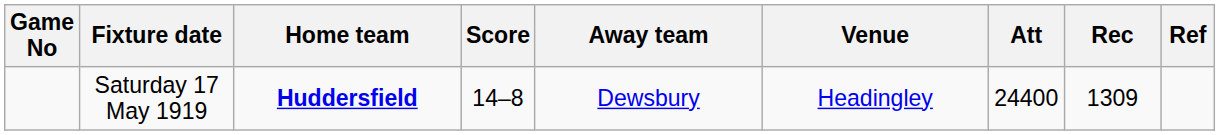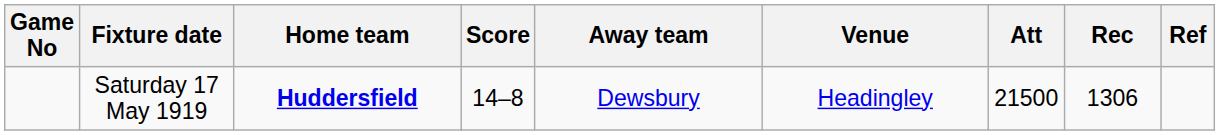(1026, 98) 24400 -> (1026, 98) 21500
(1112, 98) 1309 -> (1112, 98) 1306
